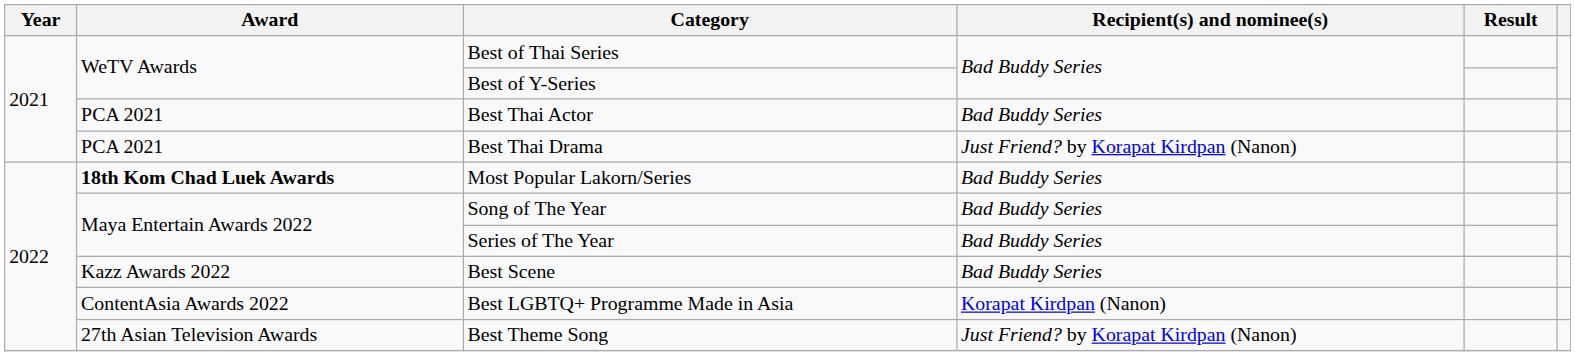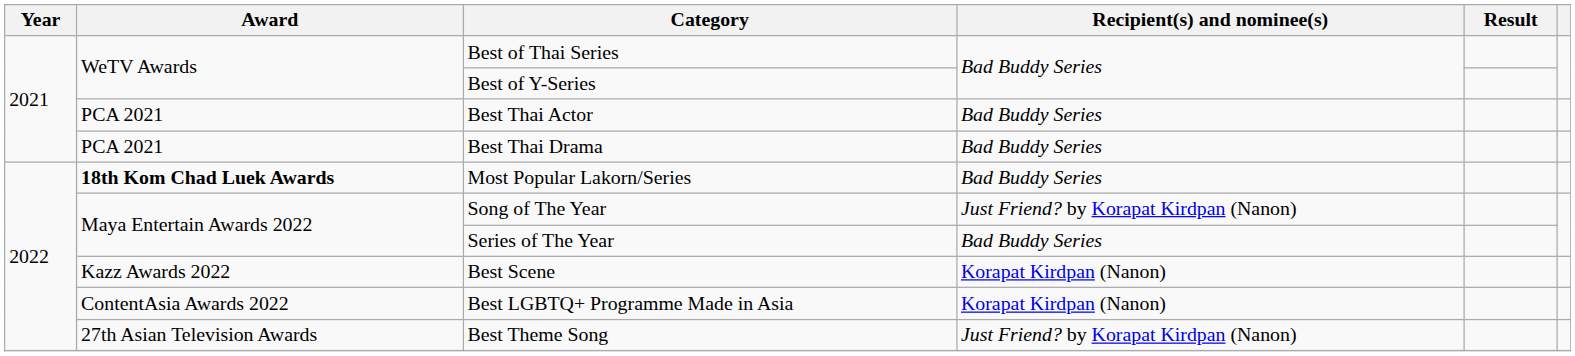(1129, 146) Just Friend? by Korapat Kirdpan (Nanon) -> (1032, 146) Bad Buddy Series
(1032, 209) Bad Buddy Series -> (1129, 209) Just Friend? by Korapat Kirdpan (Nanon)
(1032, 271) Bad Buddy Series -> (1063, 271) Korapat Kirdpan (Nanon)
